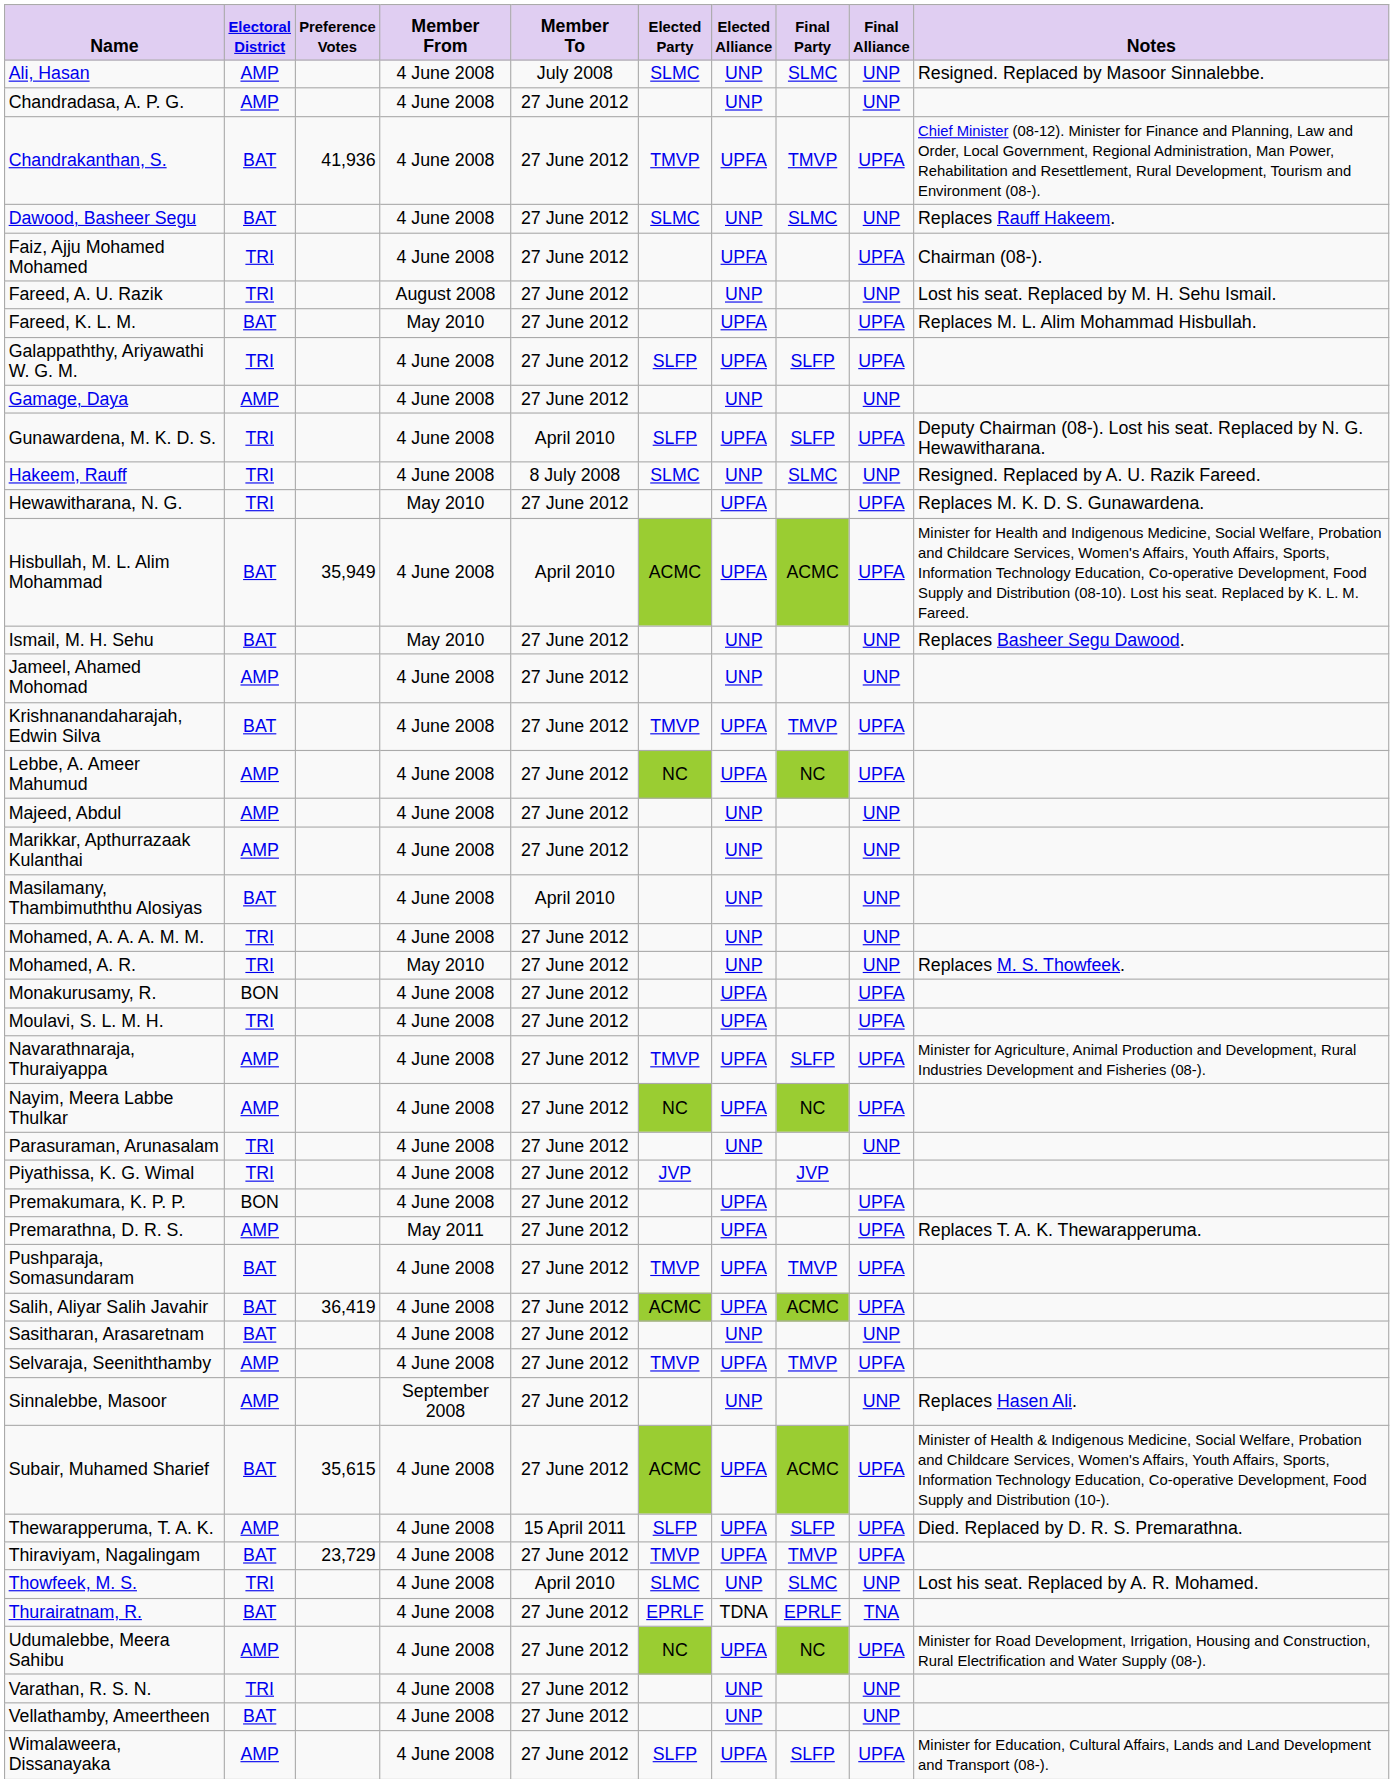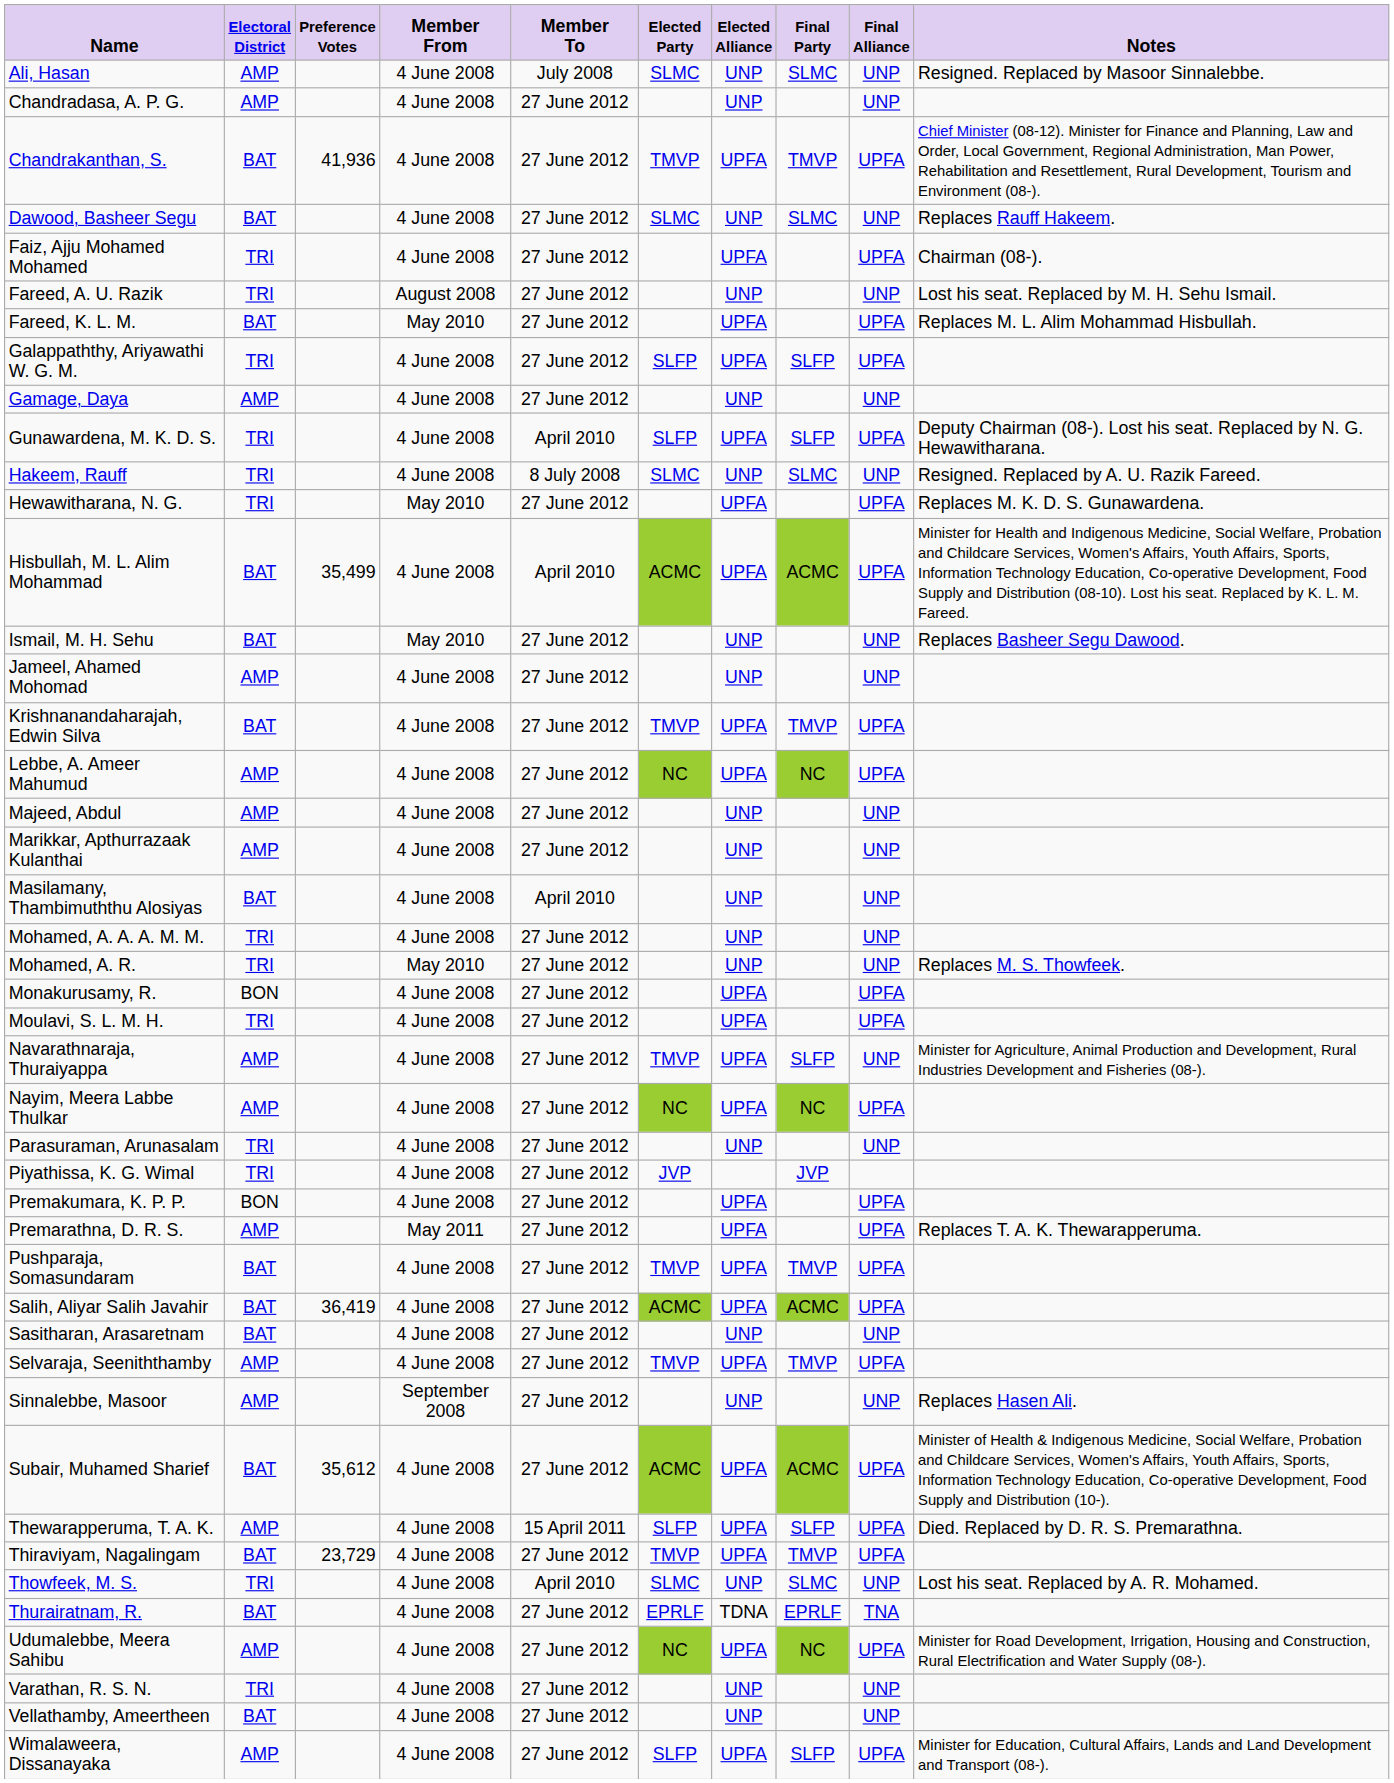(348, 571) 35,949 -> (348, 571) 35,499
(881, 1059) UPFA -> (881, 1059) UNP
(348, 1469) 35,615 -> (348, 1469) 35,612
